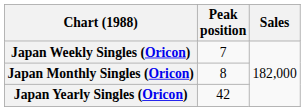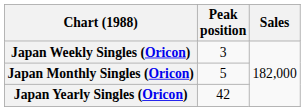(223, 52) 7 -> (223, 52) 3
(223, 73) 8 -> (223, 73) 5
